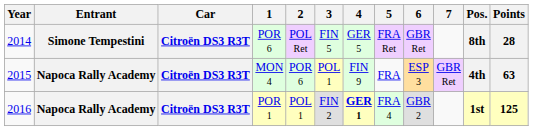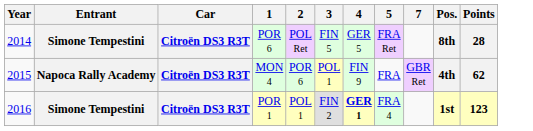- column: (419, 14)
(509, 75) 63 -> (479, 75) 62
(96, 109) Napoca Rally Academy -> (96, 109) Simone Tempestini
(509, 109) 125 -> (479, 109) 123
